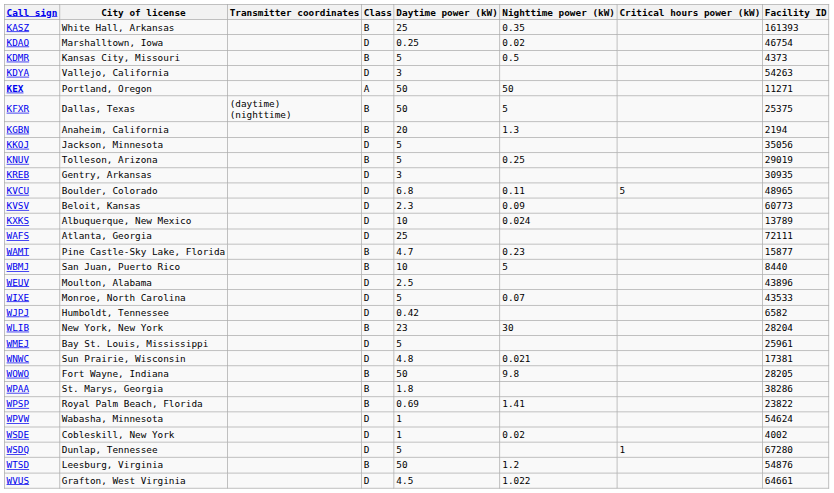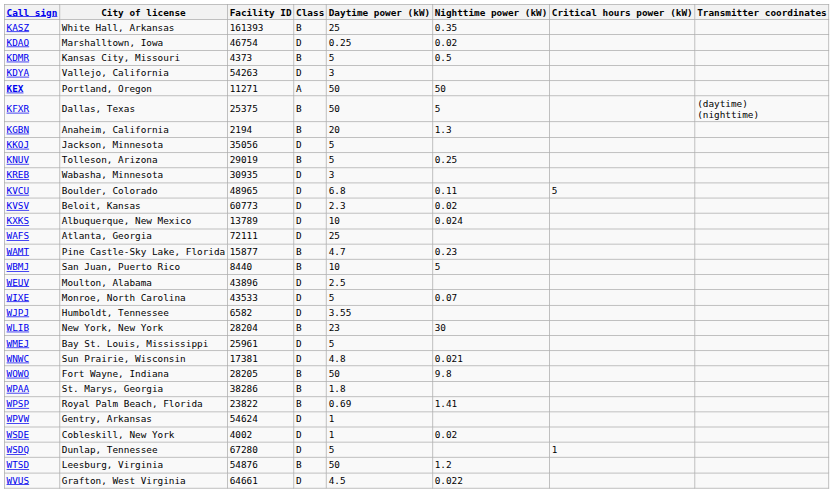columns swapped: (796, 12) <-> (294, 12)
(107, 175) Gentry, Arkansas -> (112, 175) Wabasha, Minnesota
(514, 206) 0.09 -> (446, 206) 0.02
(408, 313) 0.42 -> (340, 313) 3.55
(112, 419) Wabasha, Minnesota -> (107, 419) Gentry, Arkansas
(516, 480) 1.022 -> (449, 480) 0.022
